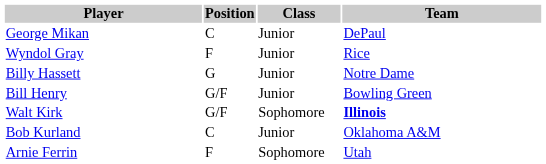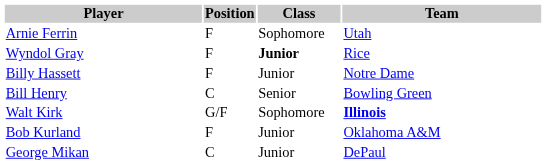rows swapped: (41, 152) <-> (47, 33)
(276, 53) normal -> (279, 53) bold
(210, 73) G -> (209, 73) F
(216, 93) G/F -> (210, 93) C
(276, 93) Junior -> (277, 93) Senior
(210, 132) C -> (209, 132) F
